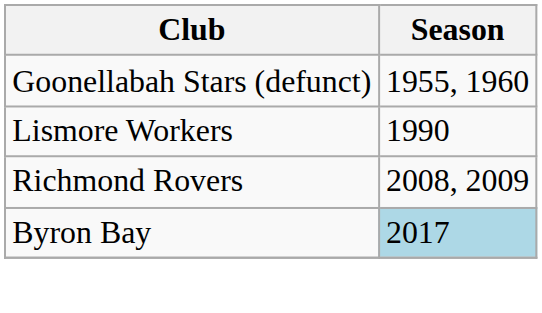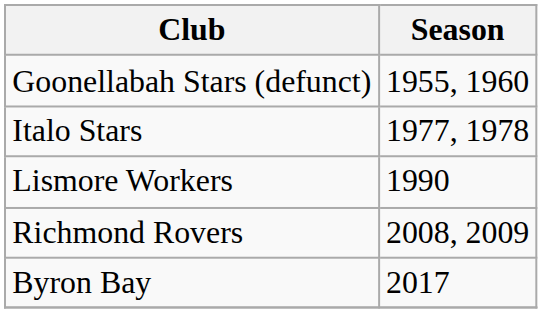+ row: (77, 130)
(418, 231) lightblue background -> (418, 282) no background
